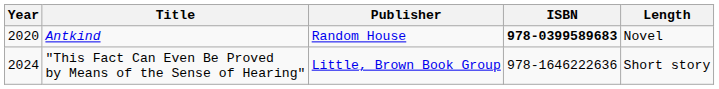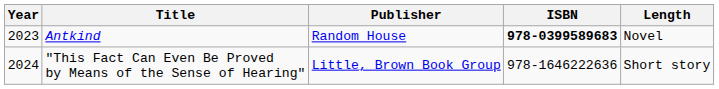(23, 37) 2020 -> (23, 37) 2023
